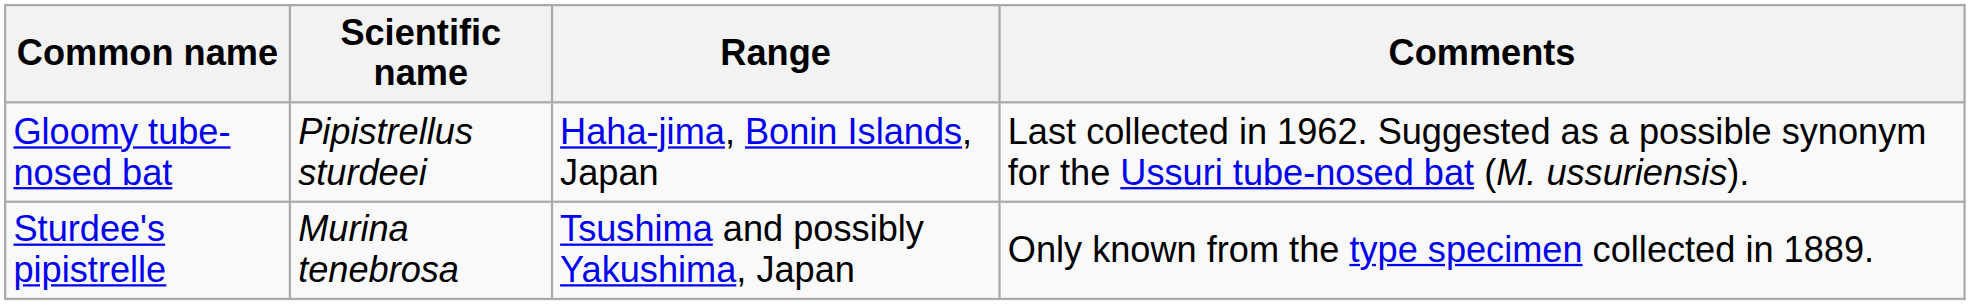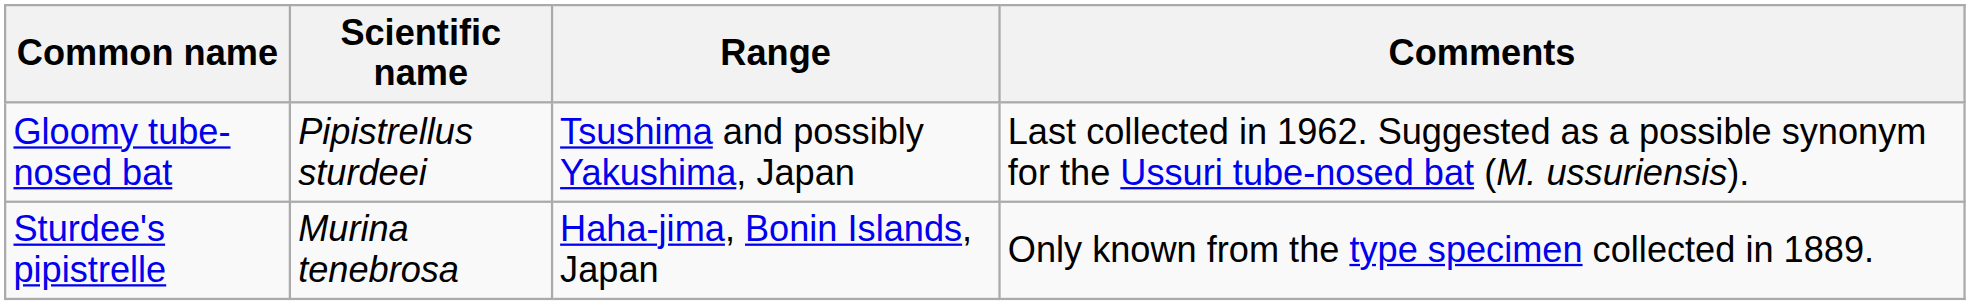(766, 151) Haha-jima, Bonin Islands, Japan -> (742, 151) Tsushima and possibly Yakushima, Japan
(742, 249) Tsushima and possibly Yakushima, Japan -> (766, 249) Haha-jima, Bonin Islands, Japan
